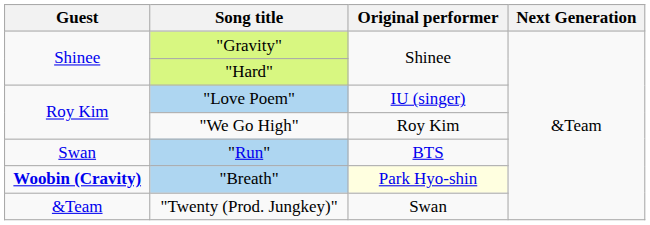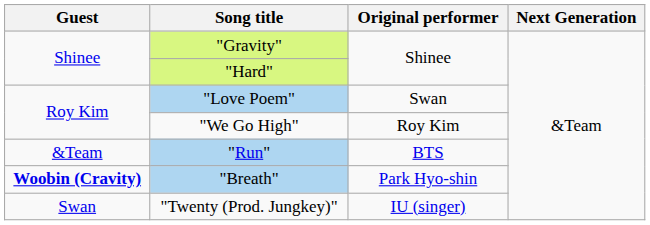(428, 98) IU (singer) -> (428, 98) Swan
(77, 152) Swan -> (77, 152) &Team
(428, 179) lightyellow background -> (428, 179) no background
(77, 206) &Team -> (77, 206) Swan
(428, 206) Swan -> (428, 206) IU (singer)
